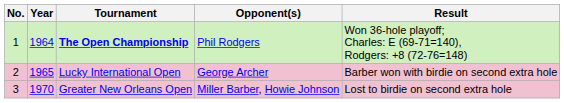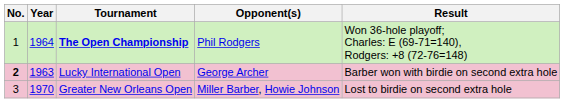(16, 72) normal -> (16, 72) bold
(42, 72) 1965 -> (42, 72) 1963
